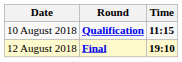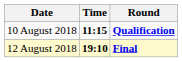columns swapped: (162, 13) <-> (113, 13)
